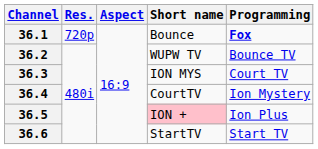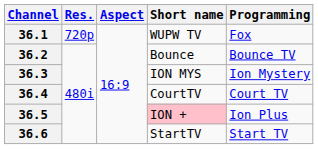(172, 34) Bounce -> (176, 34) WUPW TV
(240, 34) bold -> (240, 34) normal
(176, 54) WUPW TV -> (172, 54) Bounce
(259, 74) Court TV -> (270, 74) Ion Mystery
(270, 94) Ion Mystery -> (259, 94) Court TV
